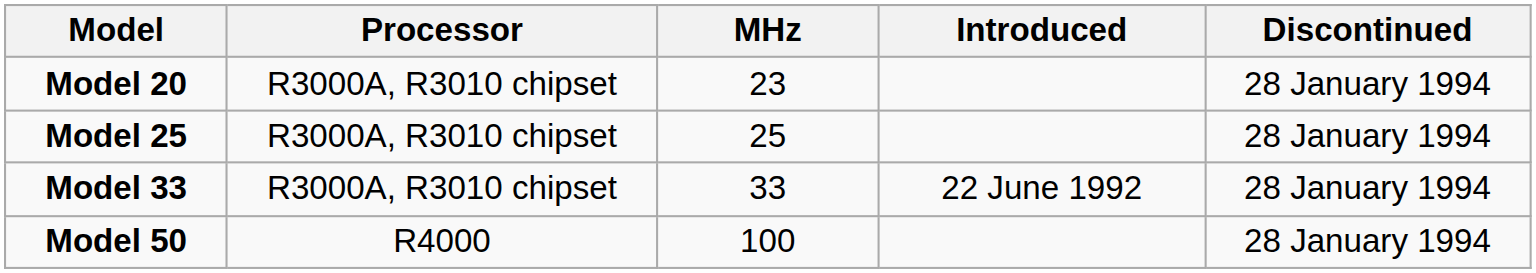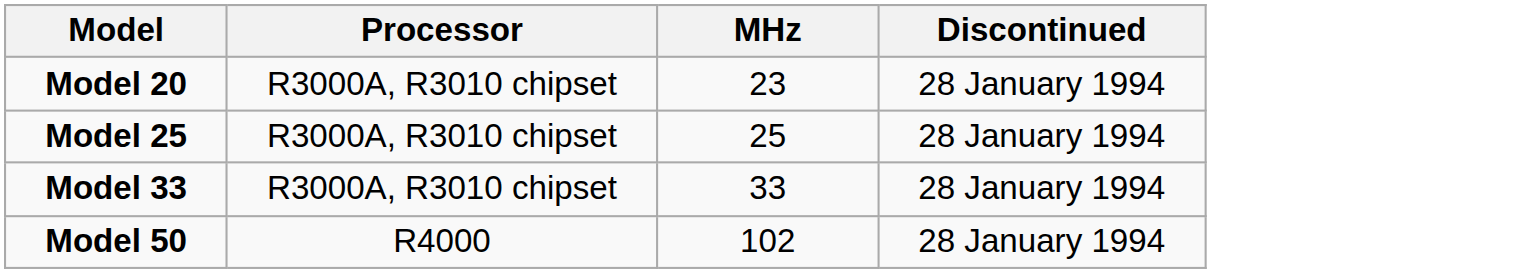- column: (1042, 30)
(768, 240) 100 -> (768, 240) 102
